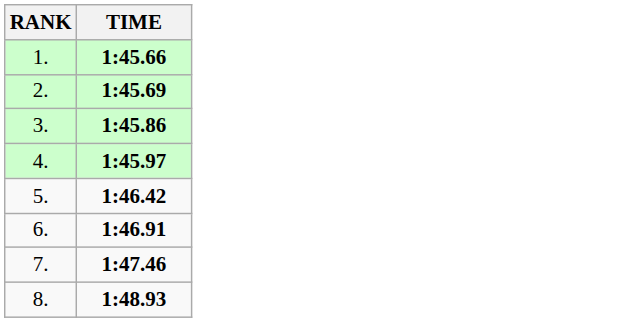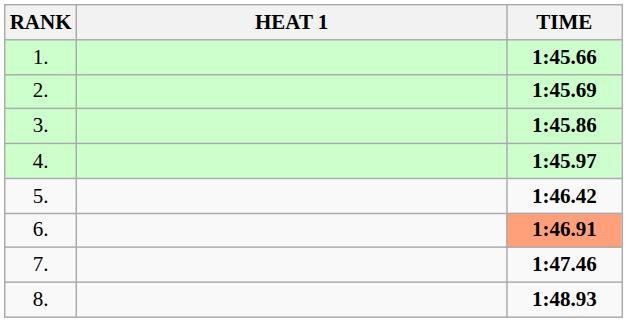+ column: (292, 22)
(134, 230) no background -> (564, 230) lightsalmon background
